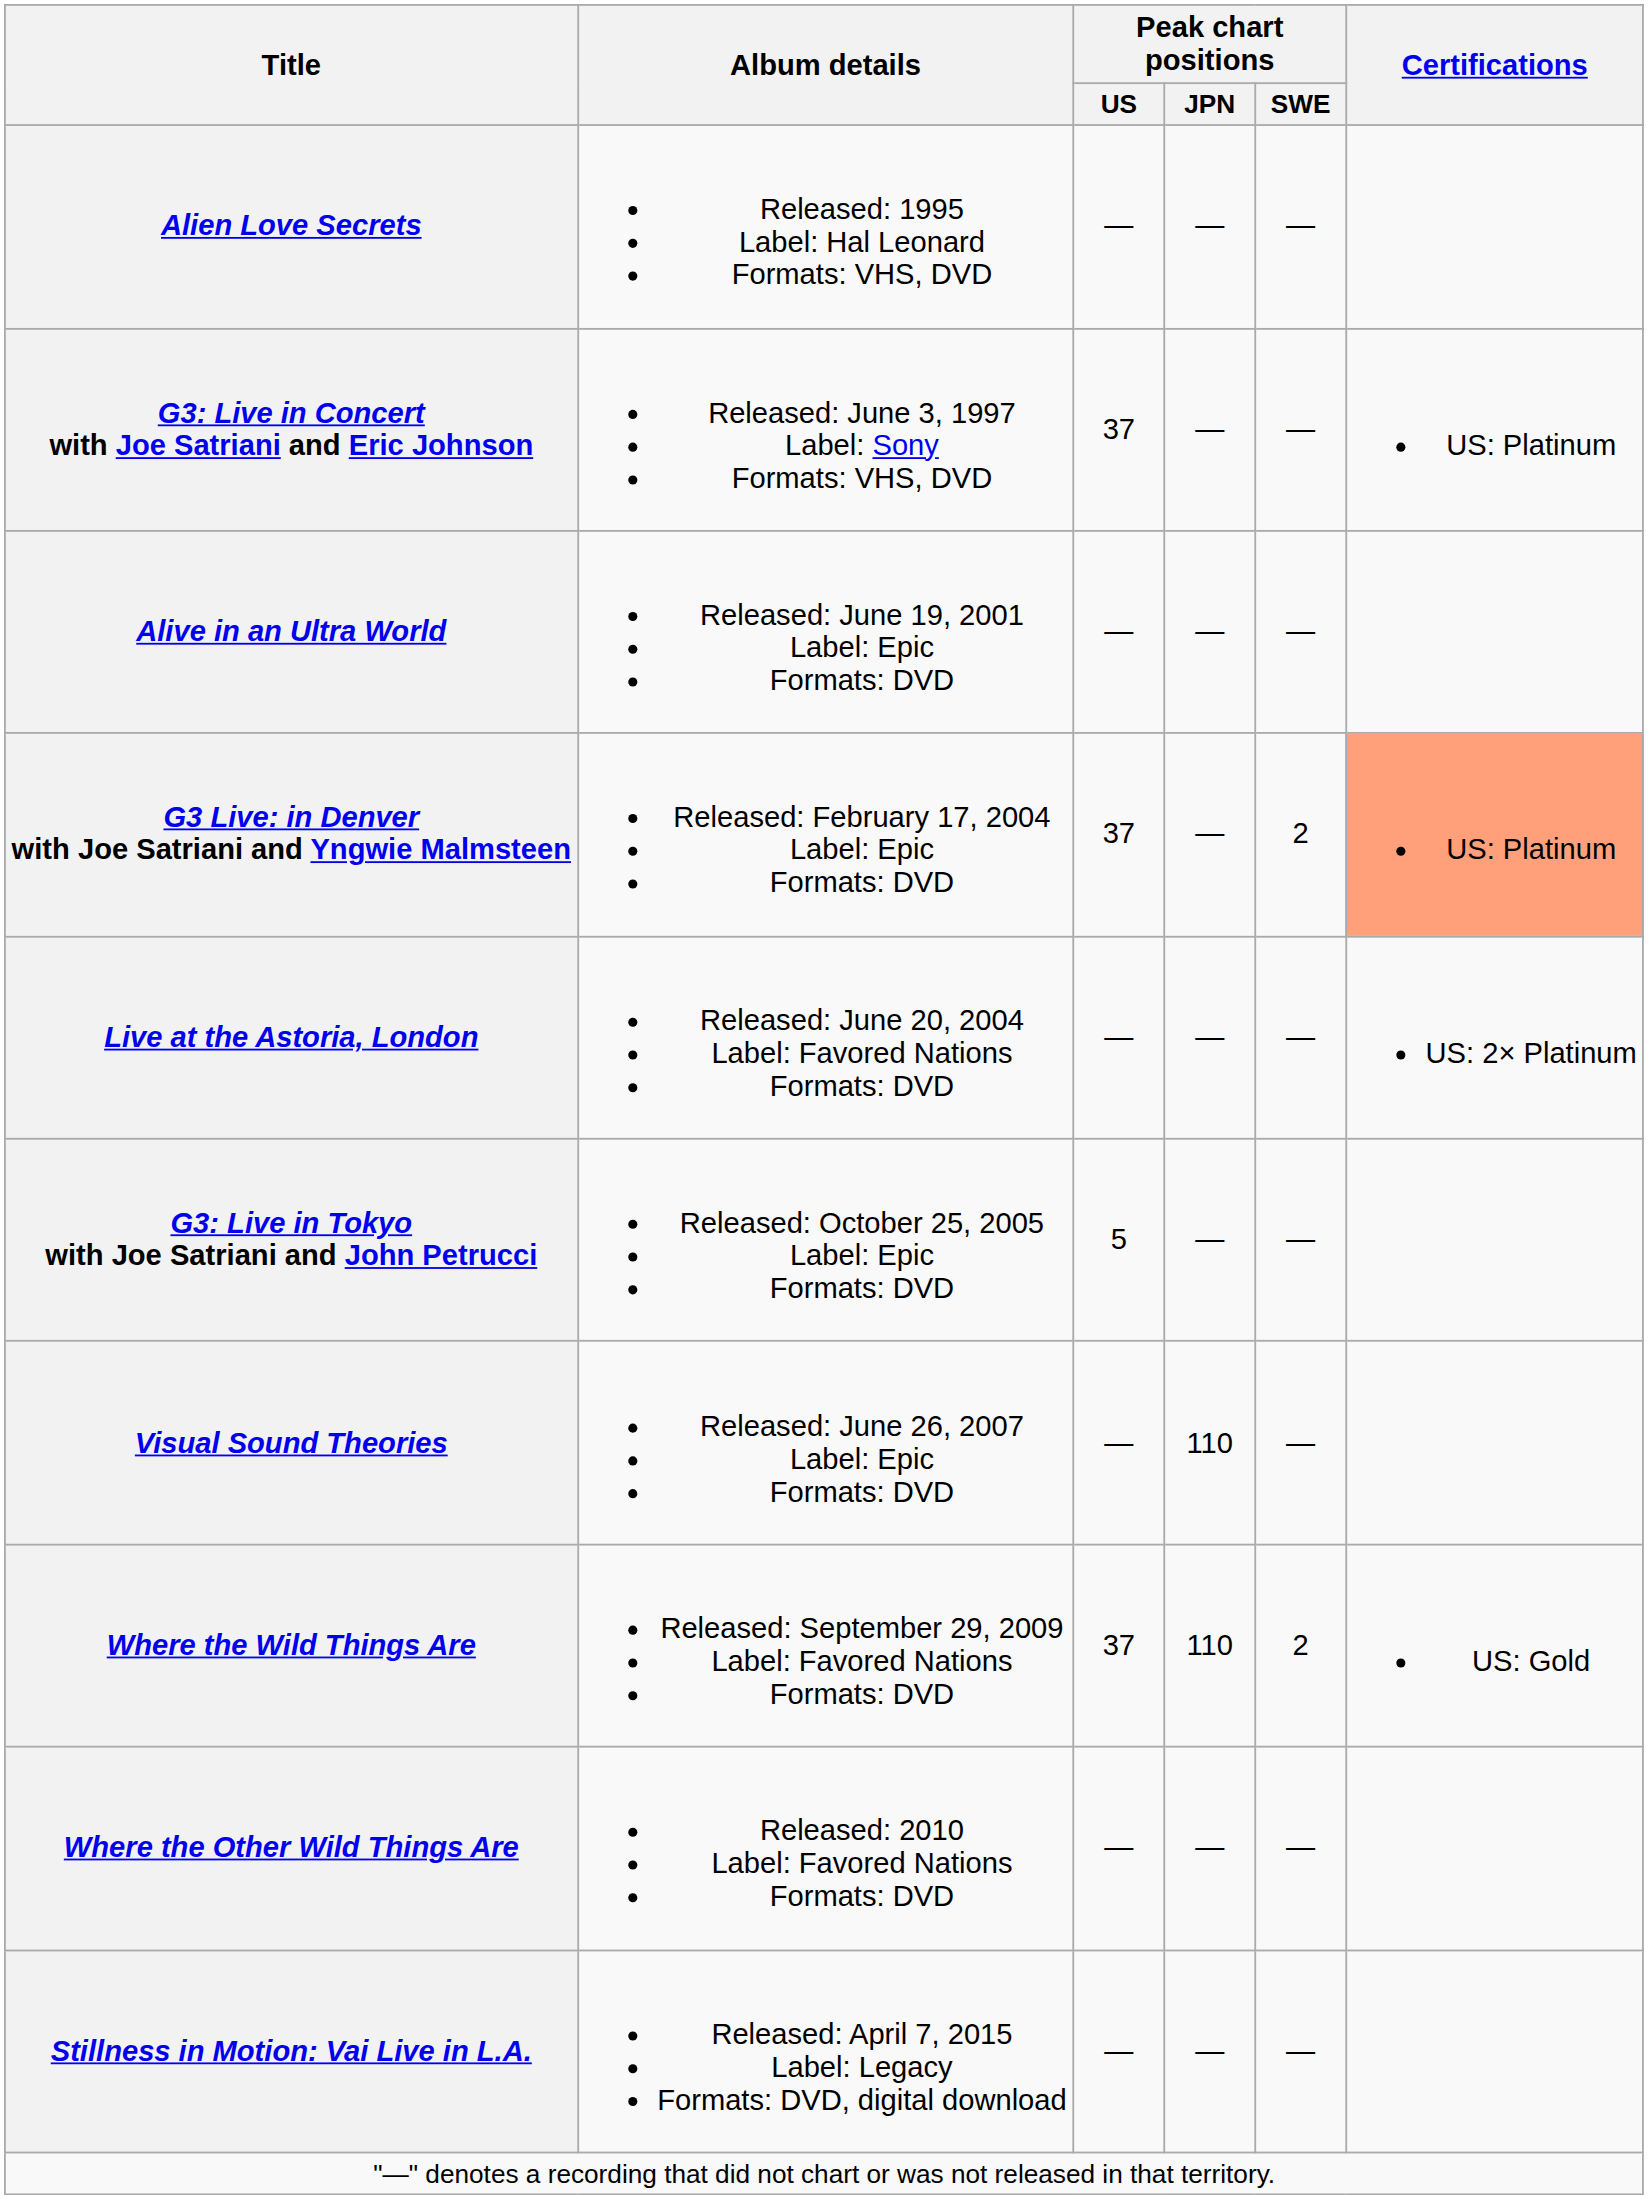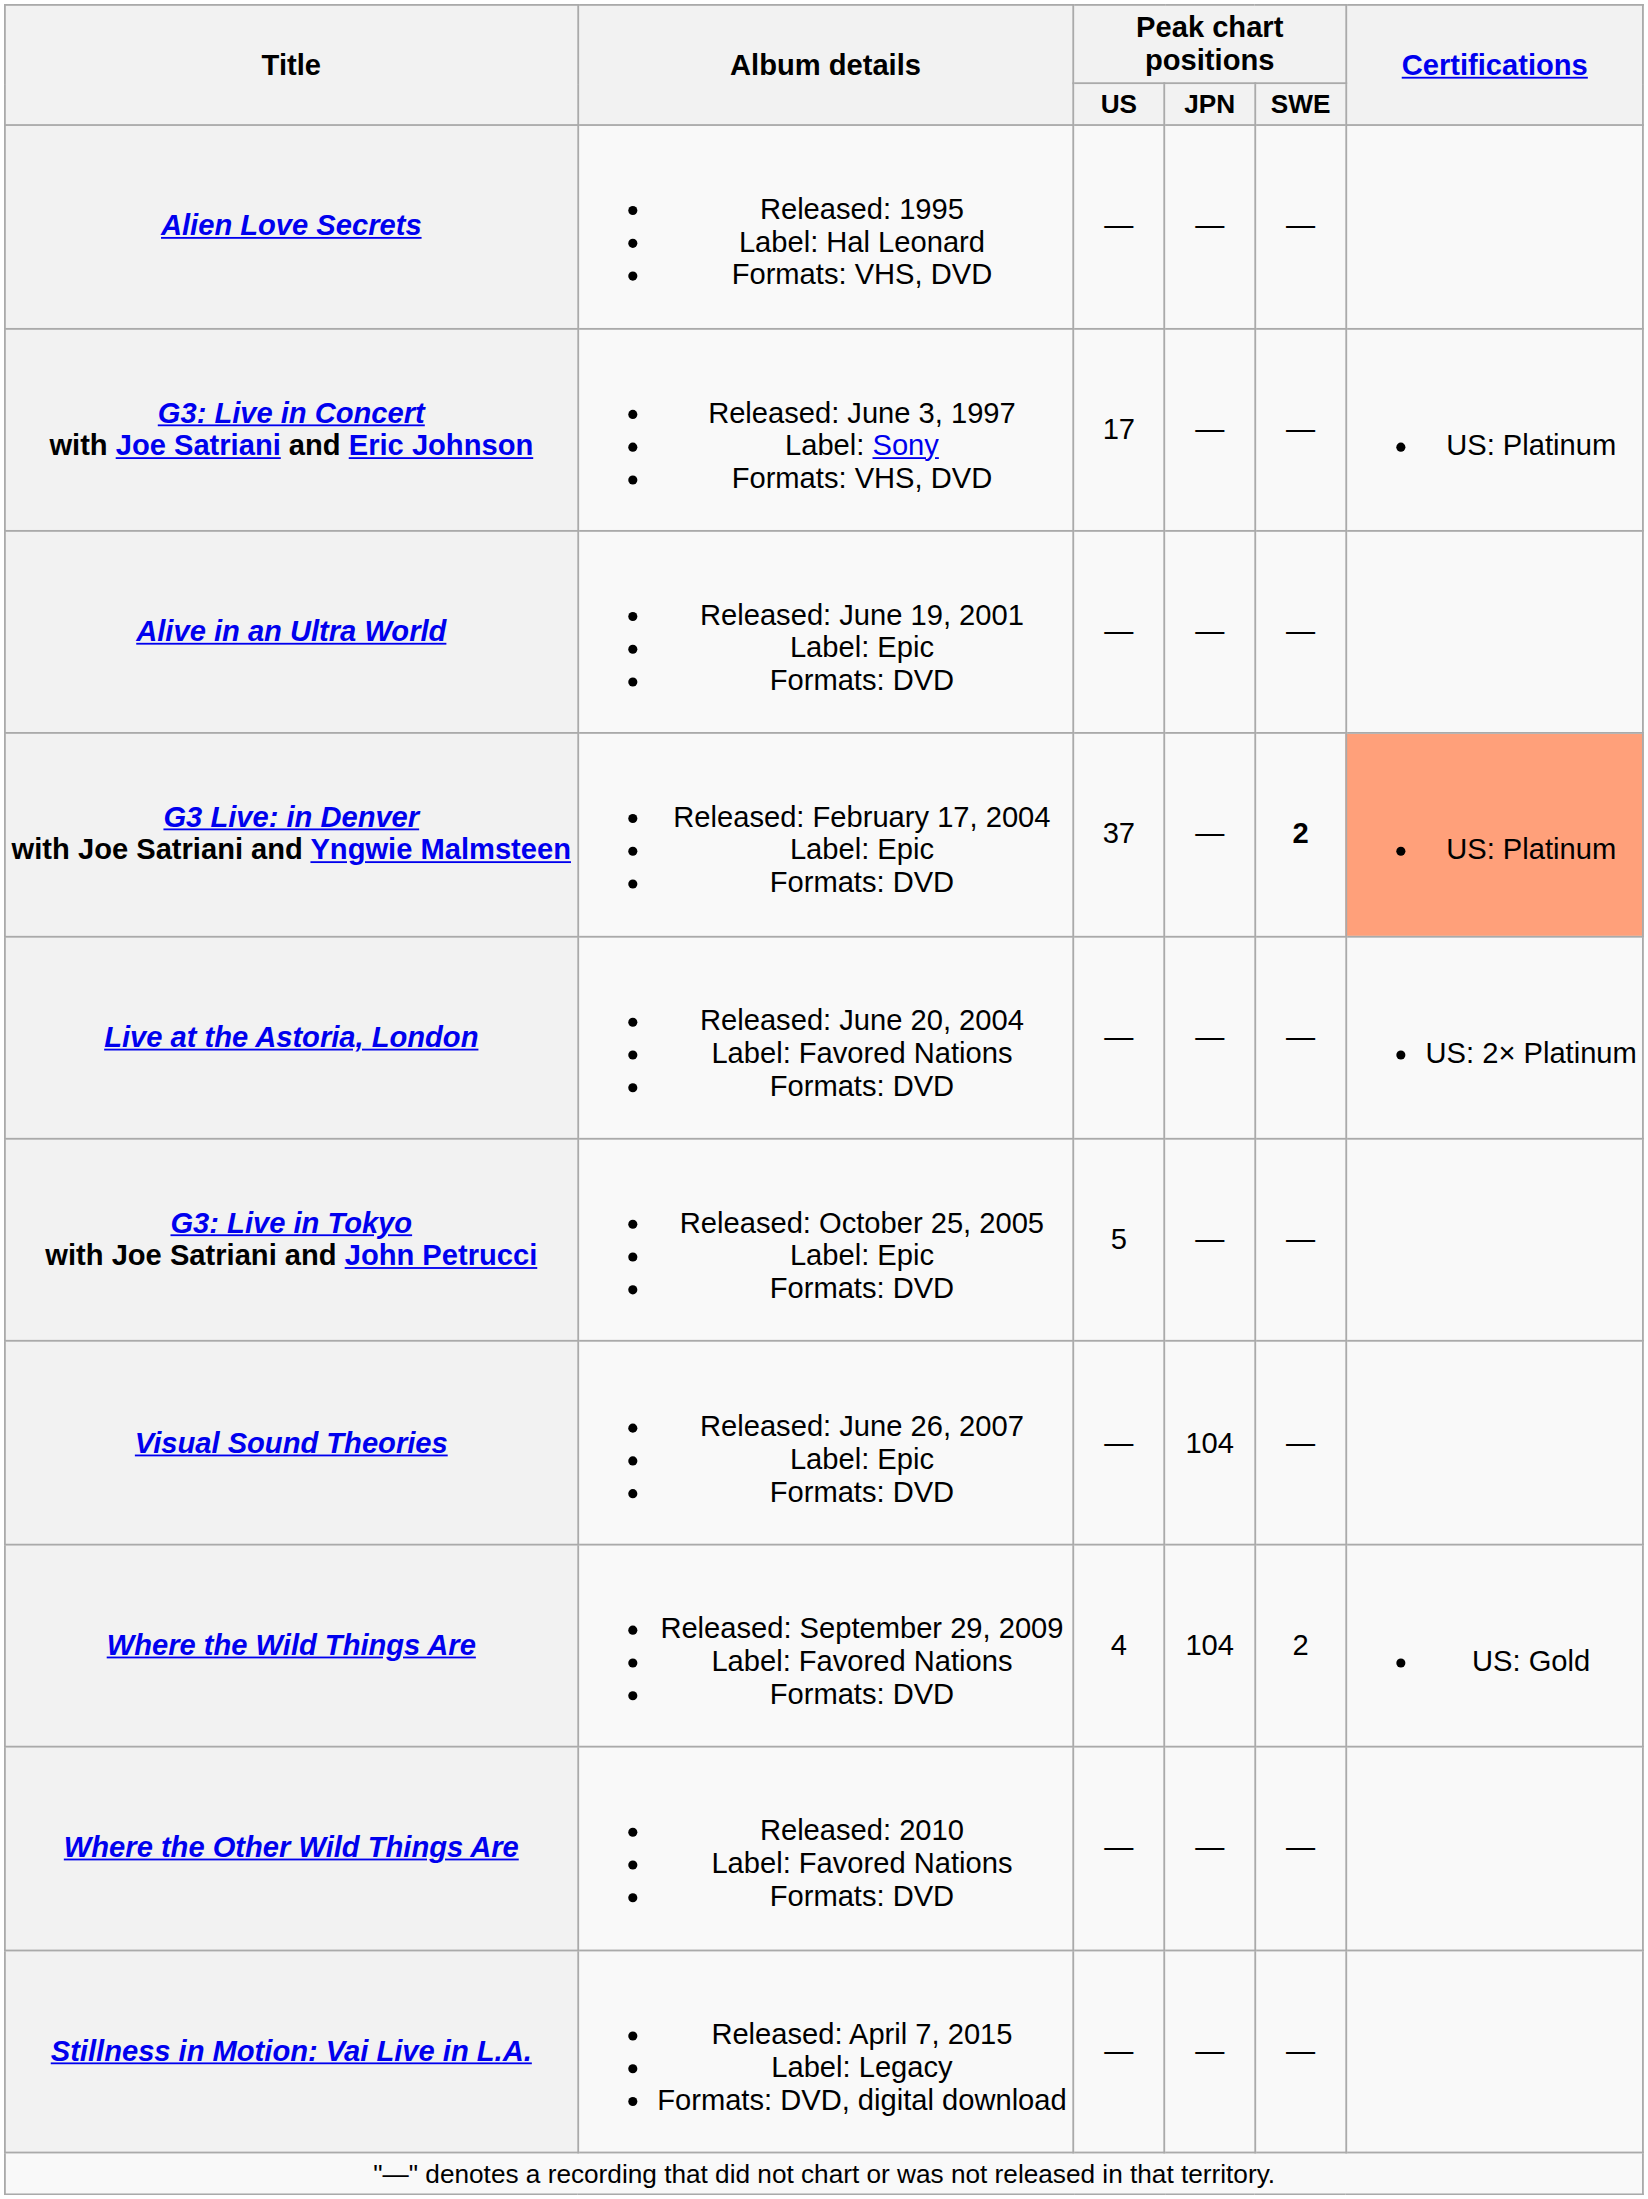(1119, 428) 37 -> (1119, 428) 17
(1301, 834) normal -> (1301, 834) bold
(1210, 1442) 110 -> (1210, 1442) 104
(1119, 1645) 37 -> (1119, 1645) 4
(1210, 1645) 110 -> (1210, 1645) 104
